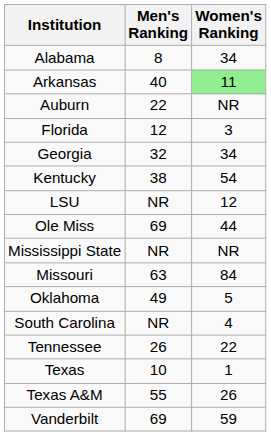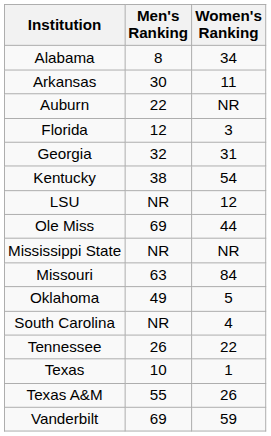(158, 81) 40 -> (158, 81) 30
(228, 81) lightgreen background -> (228, 81) no background
(228, 154) 34 -> (228, 154) 31
